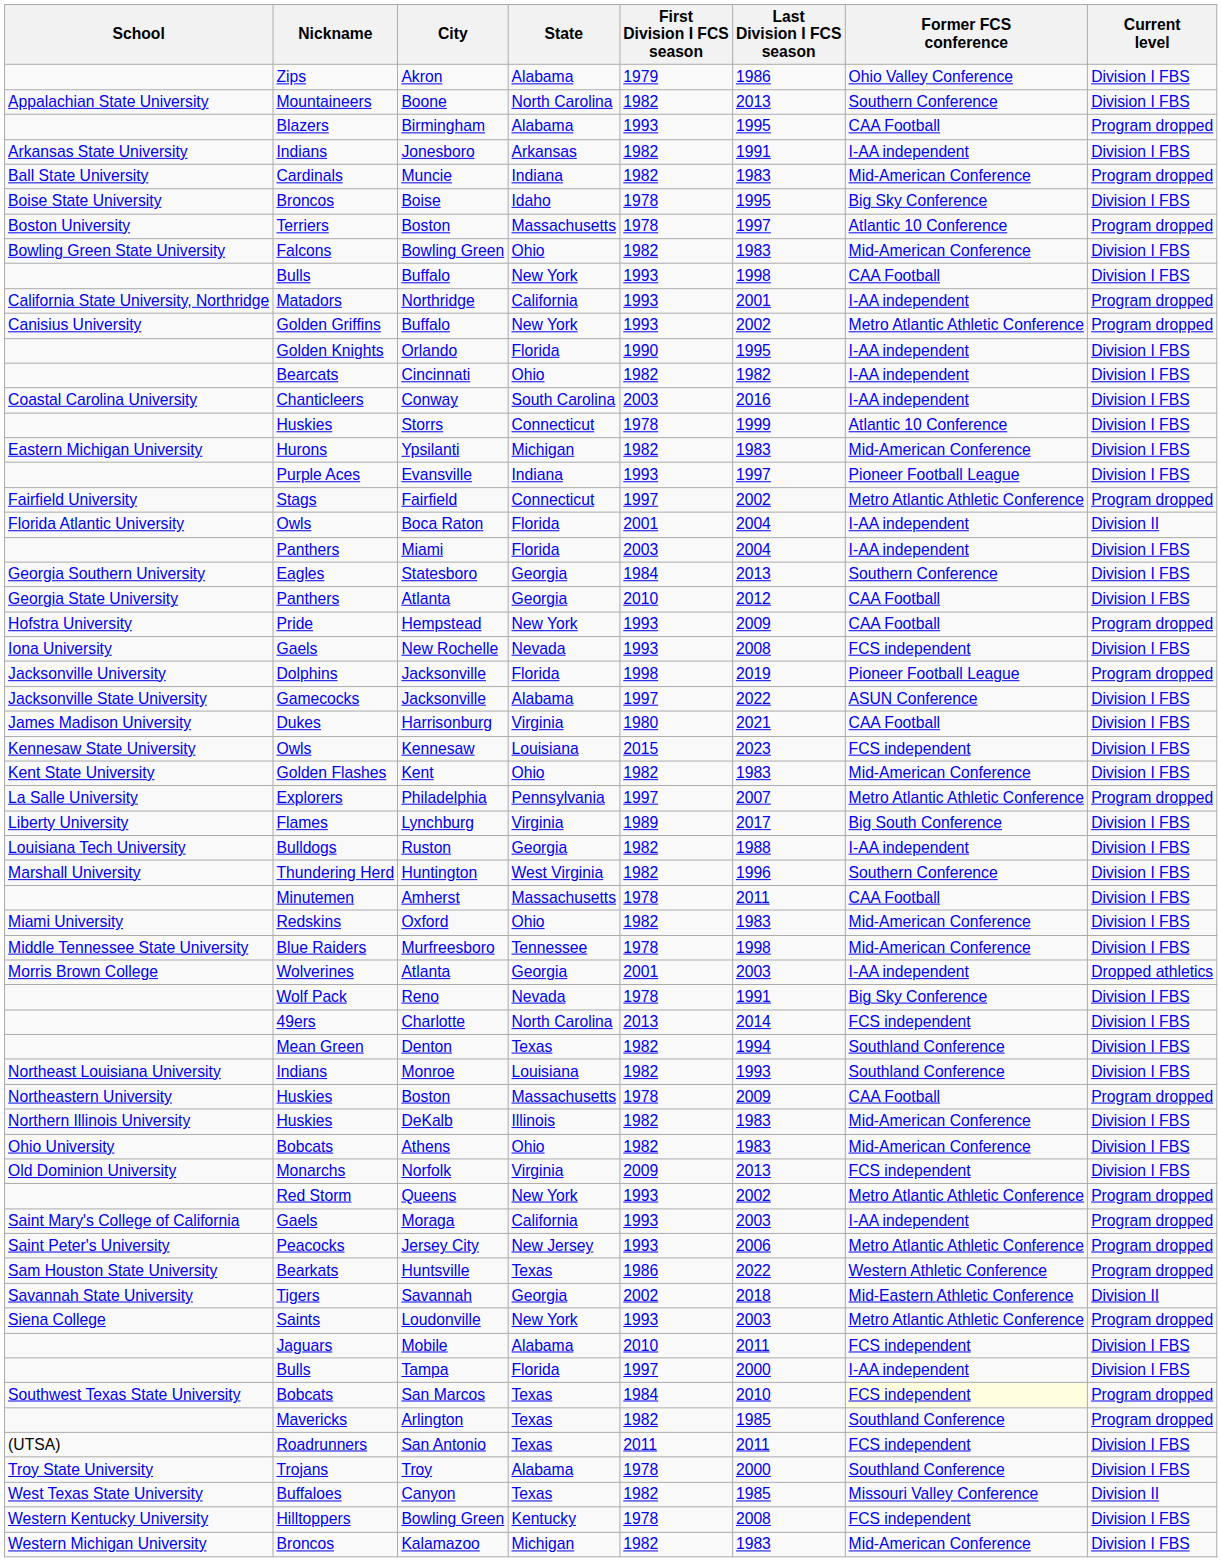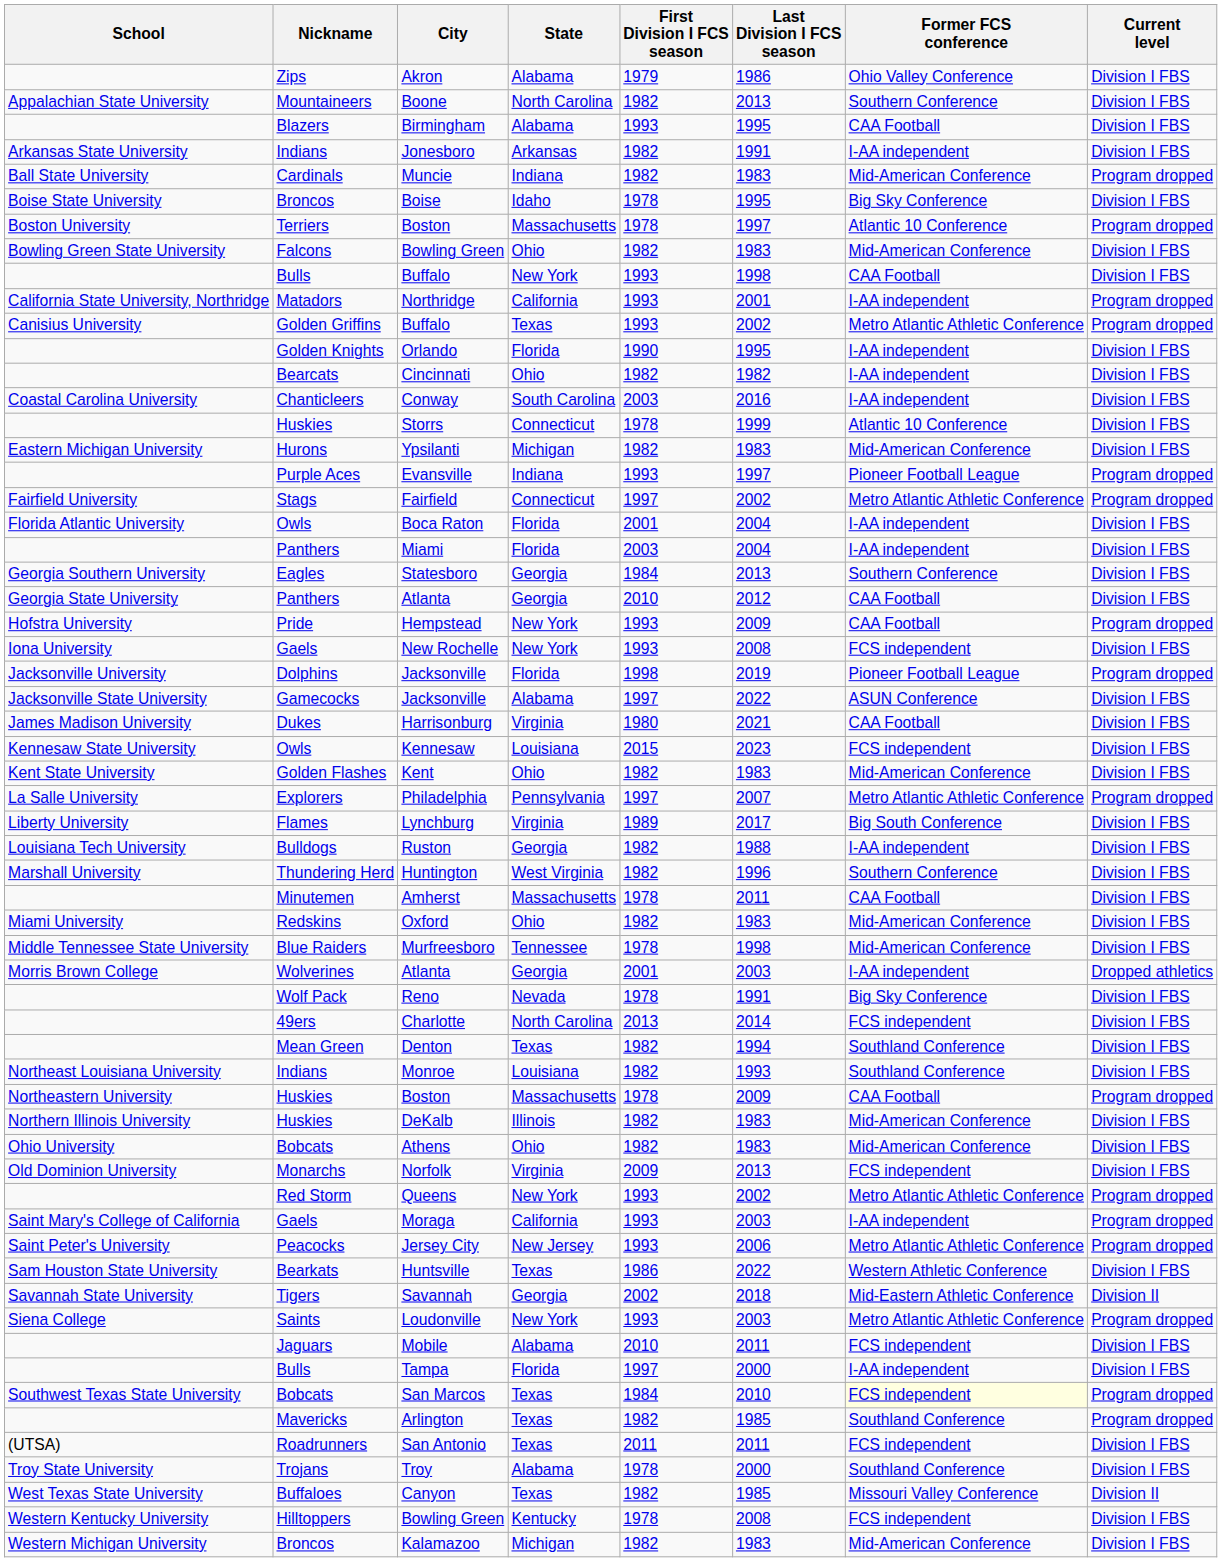(1152, 126) Program dropped -> (1140, 126) Division I FBS
(545, 325) New York -> (532, 325) Texas
(1140, 474) Division I FBS -> (1152, 474) Program dropped
(1125, 524) Division II -> (1140, 524) Division I FBS
(538, 649) Nevada -> (545, 649) New York
(1152, 1270) Program dropped -> (1140, 1270) Division I FBS
